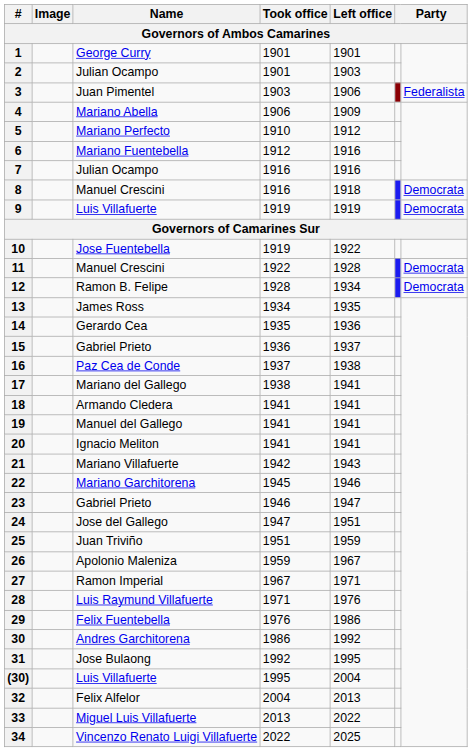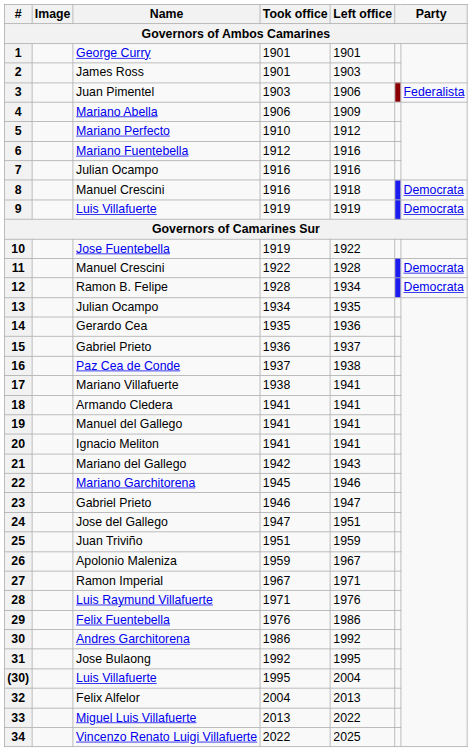(117, 72) Julian Ocampo -> (110, 72) James Ross
(110, 307) James Ross -> (117, 307) Julian Ocampo
(131, 385) Mariano del Gallego -> (127, 385) Mariano Villafuerte
(127, 463) Mariano Villafuerte -> (131, 463) Mariano del Gallego
